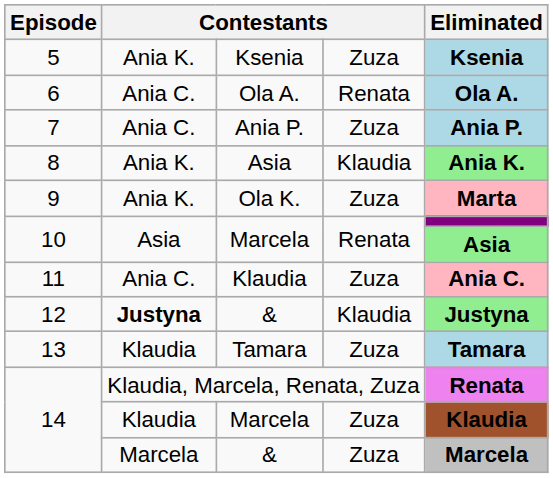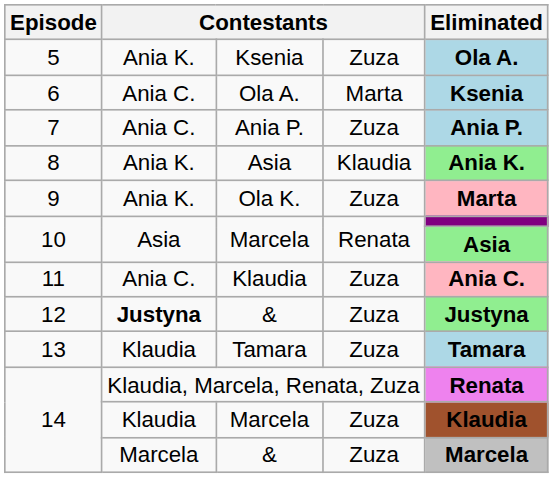(487, 57) Ksenia -> (487, 57) Ola A.
(374, 92) Renata -> (374, 92) Marta
(487, 92) Ola A. -> (487, 92) Ksenia
(374, 314) Klaudia -> (374, 314) Zuza
